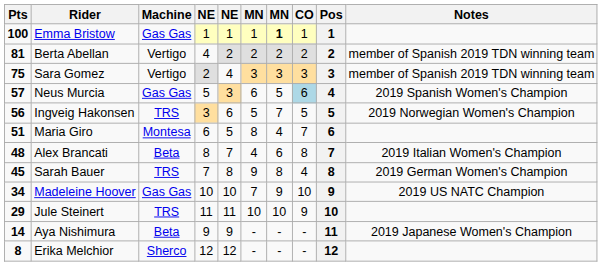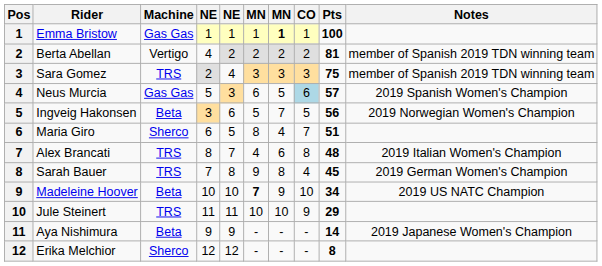columns swapped: (331, 14) <-> (18, 14)
(167, 73) Vertigo -> (169, 73) TRS
(167, 113) TRS -> (169, 113) Beta
(167, 132) Montesa -> (169, 132) Sherco
(167, 152) Beta -> (169, 152) TRS
(167, 191) Gas Gas -> (169, 191) Beta
(254, 191) normal -> (256, 191) bold
